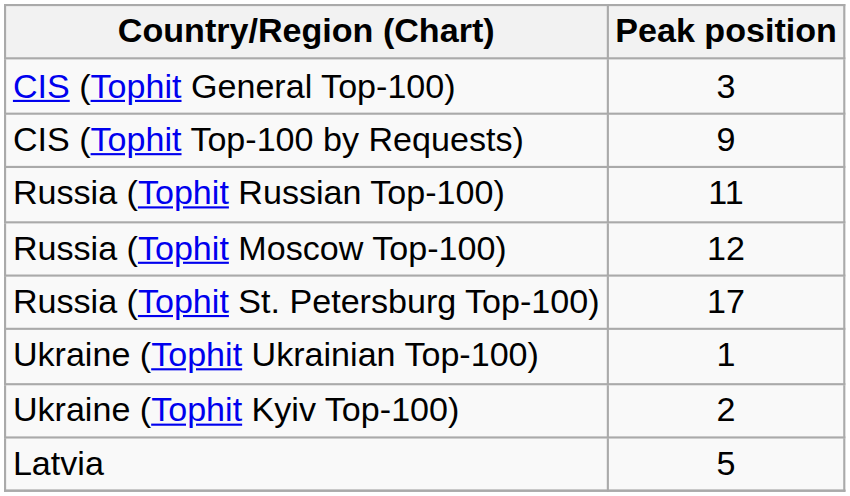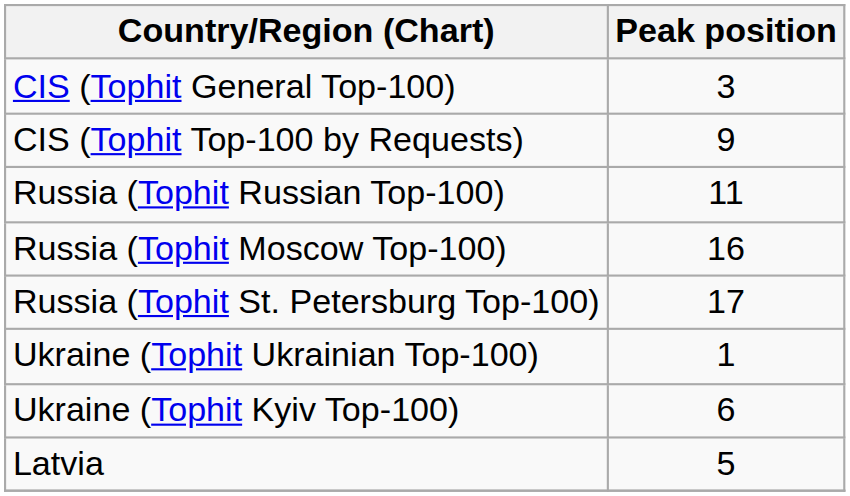(726, 247) 12 -> (726, 247) 16
(726, 409) 2 -> (726, 409) 6
